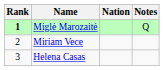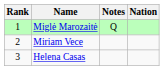columns swapped: (116, 12) <-> (146, 12)
(18, 27) bold -> (18, 27) normal
